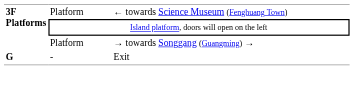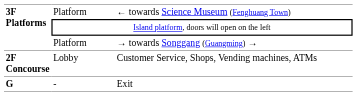+ row: (66, 58)
